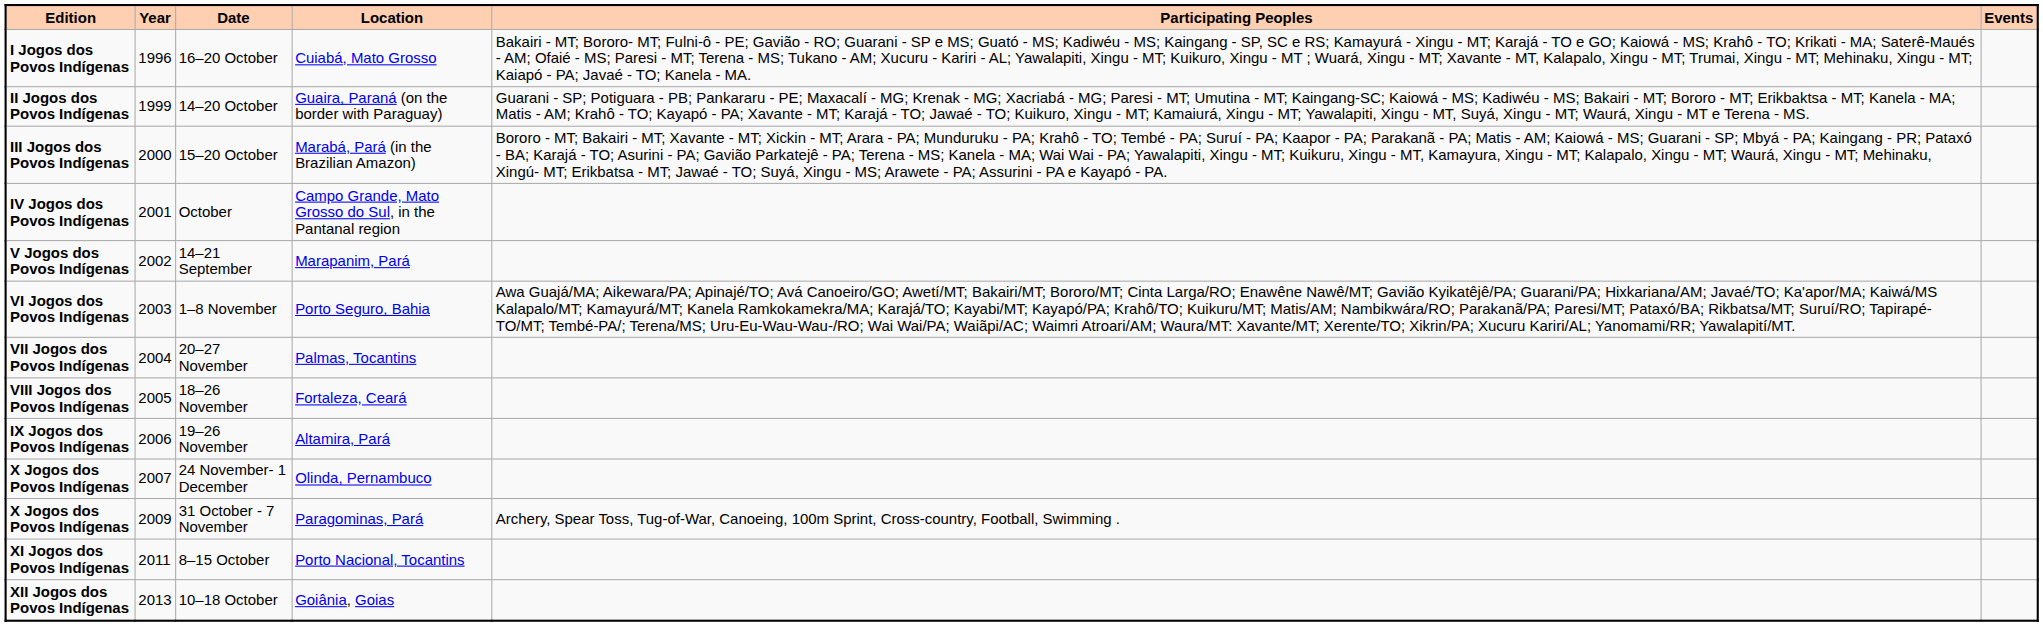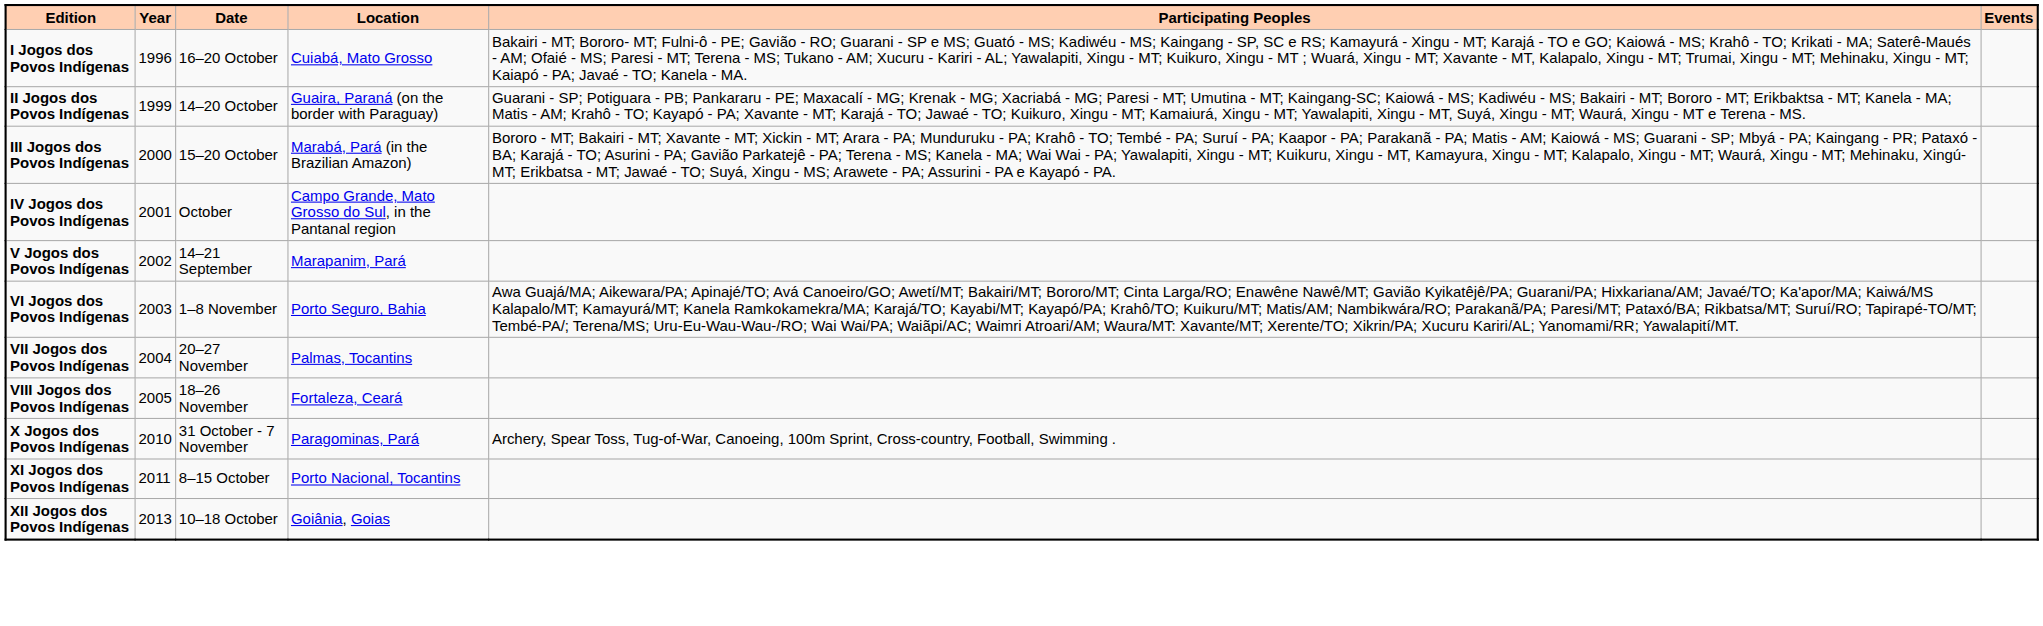- row: (213, 438)
- row: (232, 479)
(155, 519) 2009 -> (155, 438) 2010
